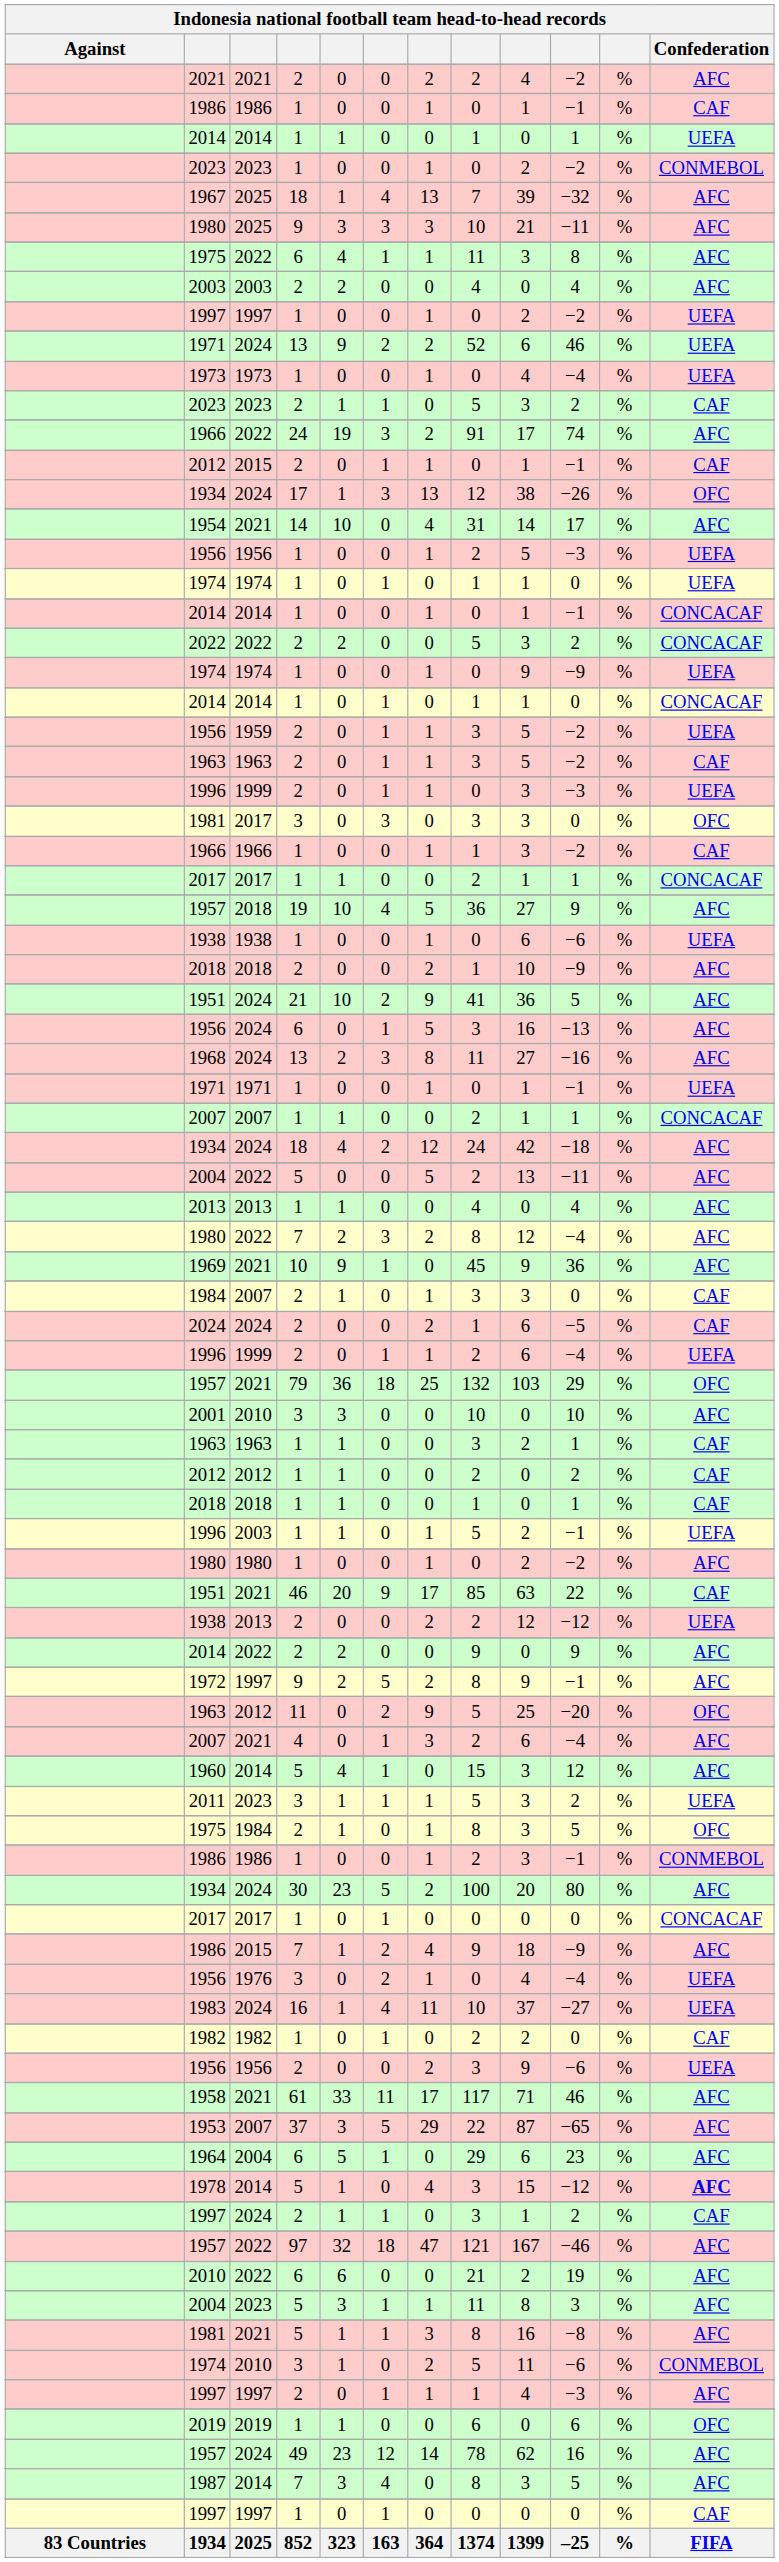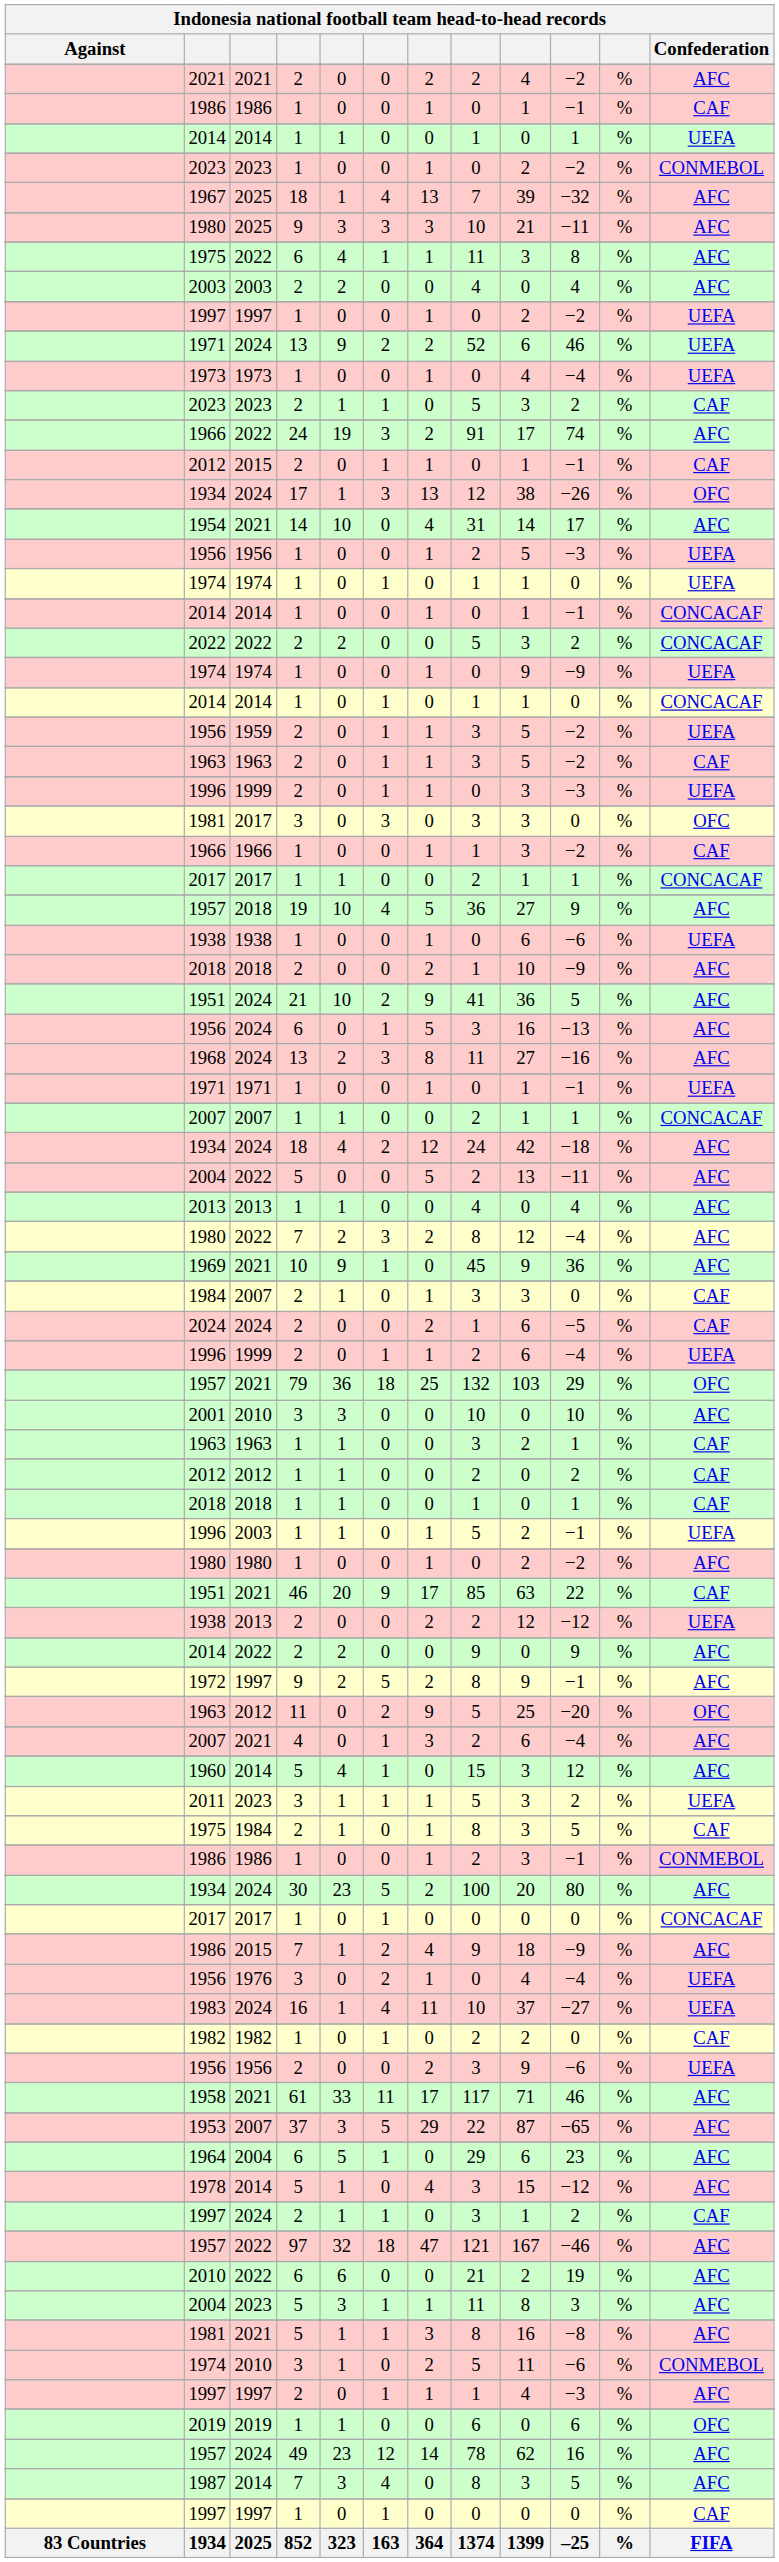(711, 1830) OFC -> (711, 1830) CAF
(711, 2186) bold -> (711, 2186) normal
